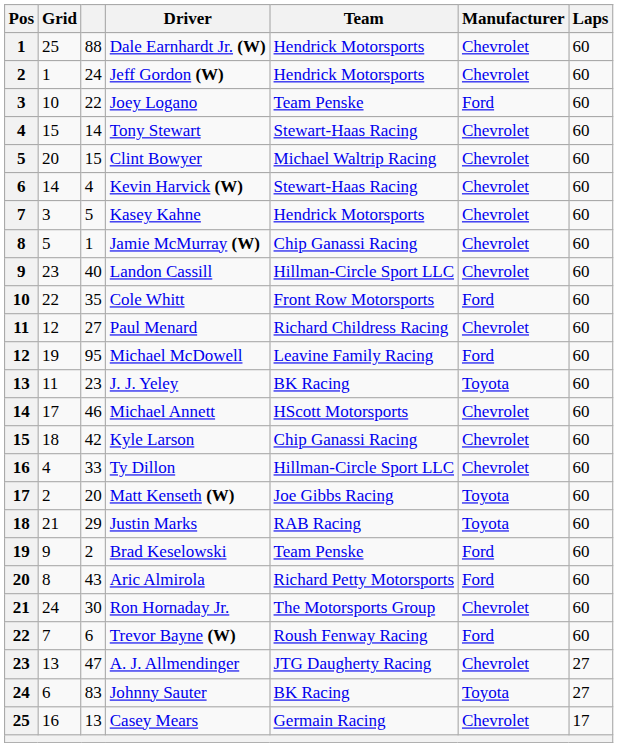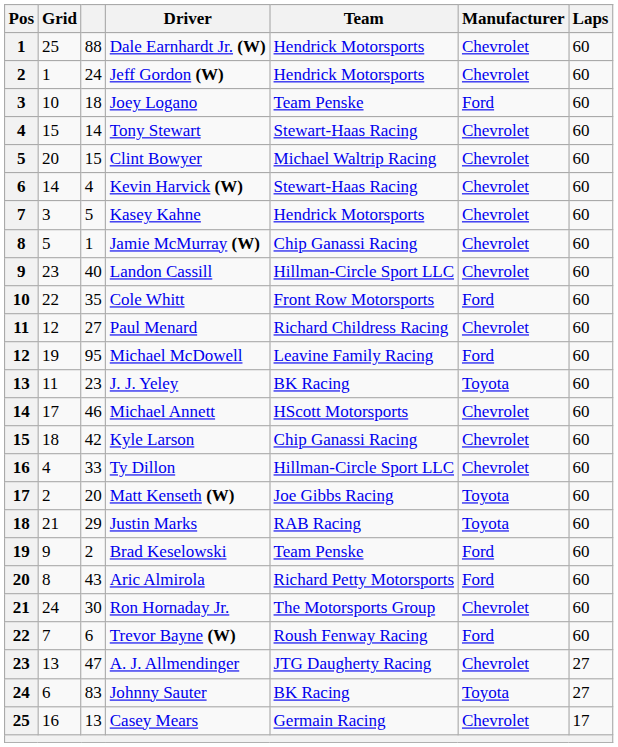(93, 102) 22 -> (93, 102) 18
